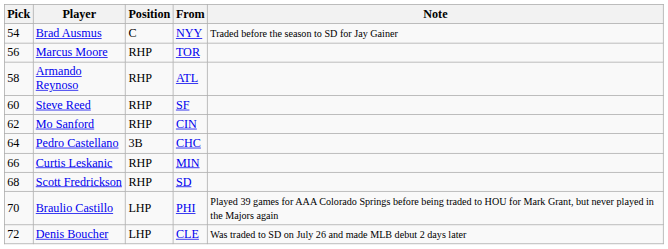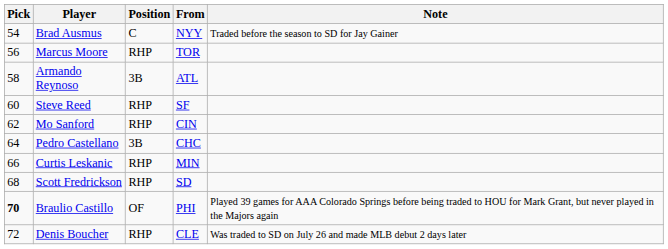(140, 78) RHP -> (135, 78) 3B
(13, 208) normal -> (13, 208) bold
(140, 208) LHP -> (136, 208) OF
(140, 234) LHP -> (140, 234) RHP
